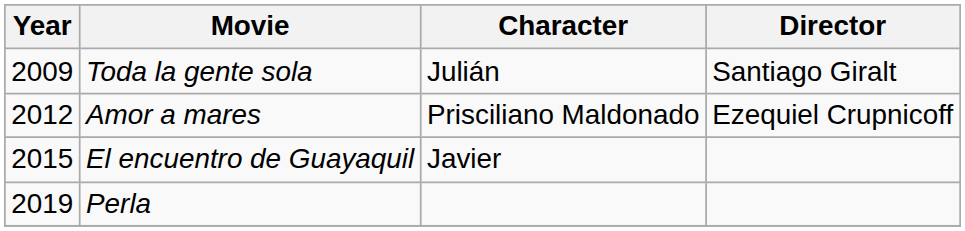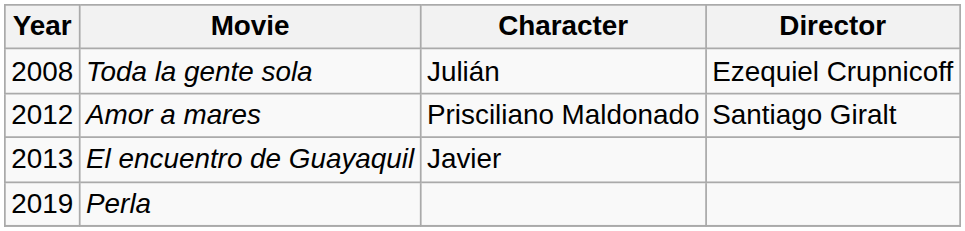(42, 70) 2009 -> (42, 70) 2008
(804, 70) Santiago Giralt -> (833, 70) Ezequiel Crupnicoff
(833, 114) Ezequiel Crupnicoff -> (804, 114) Santiago Giralt
(42, 159) 2015 -> (42, 159) 2013
